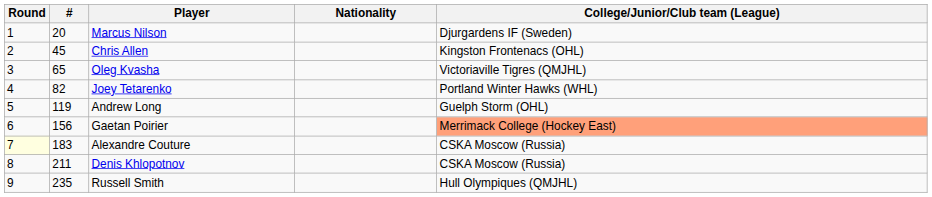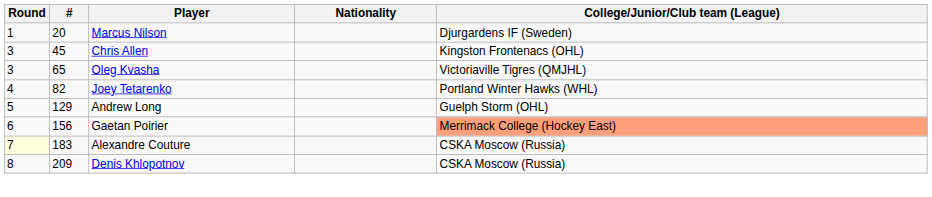(10, 51) 2 -> (10, 51) 3
(62, 107) 119 -> (62, 107) 129
(62, 164) 211 -> (62, 164) 209
- row: (128, 182)
